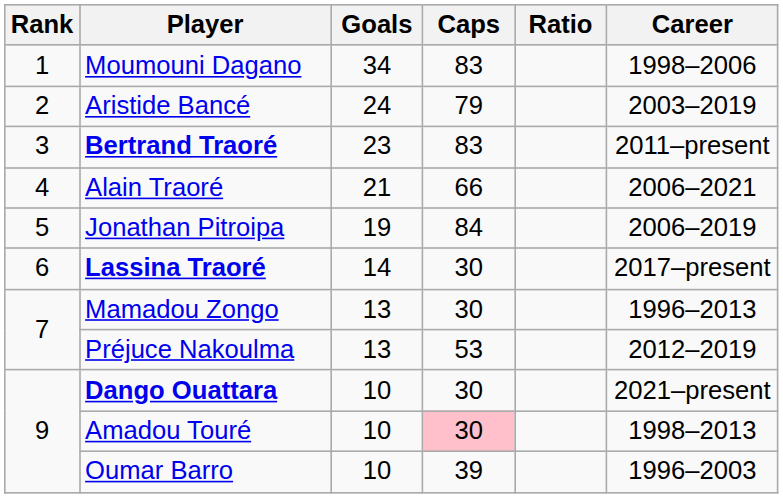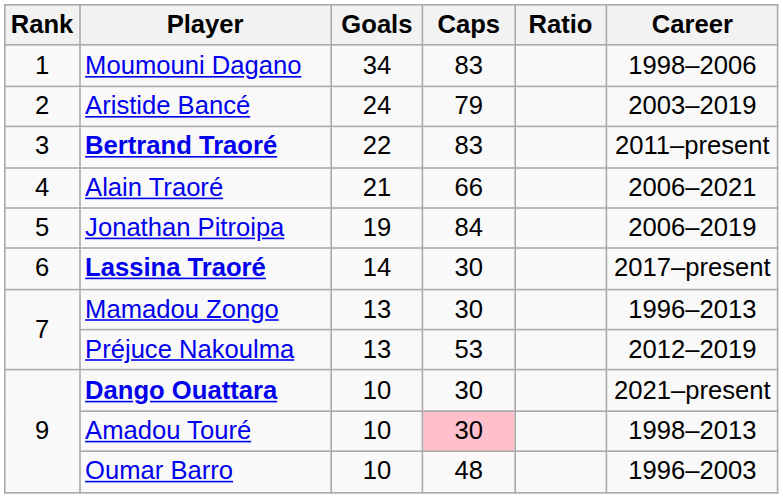(377, 146) 23 -> (377, 146) 22
(469, 471) 39 -> (469, 471) 48
